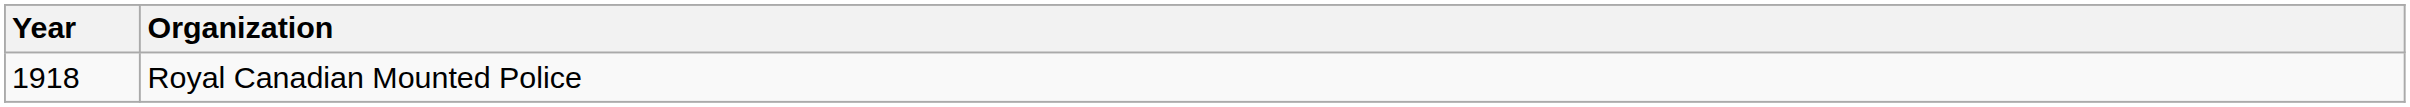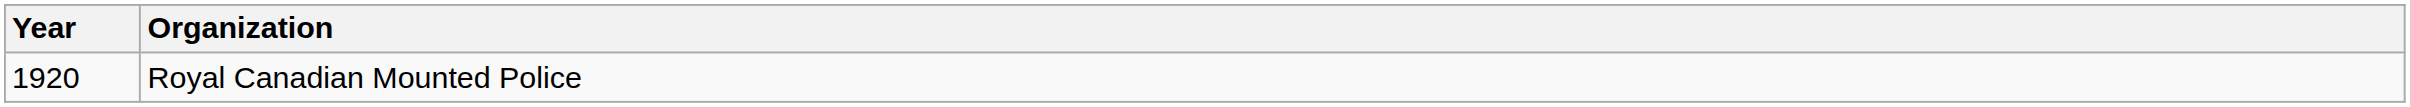(46, 76) 1918 -> (46, 76) 1920
